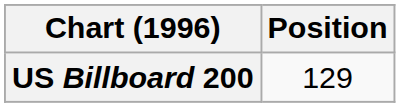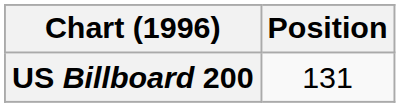(328, 76) 129 -> (328, 76) 131
